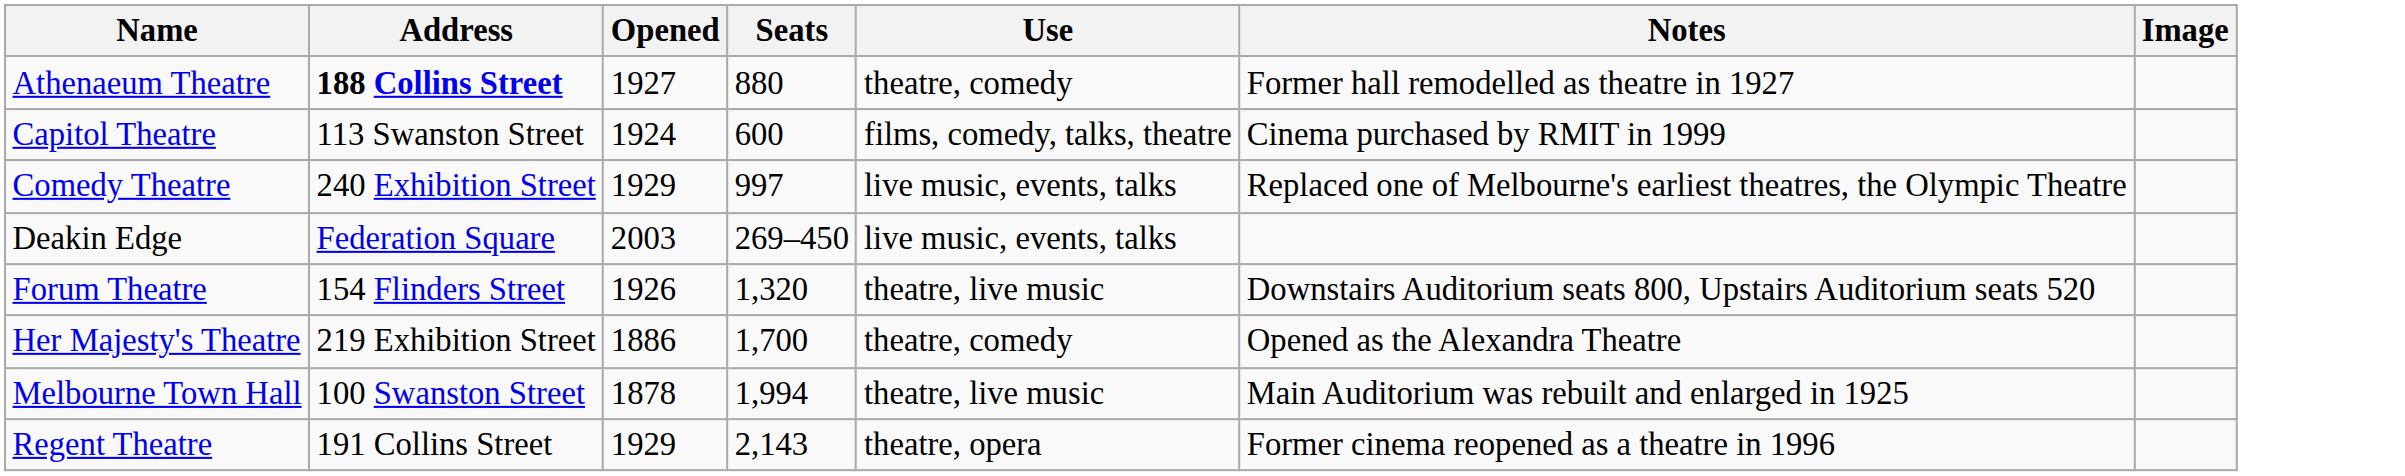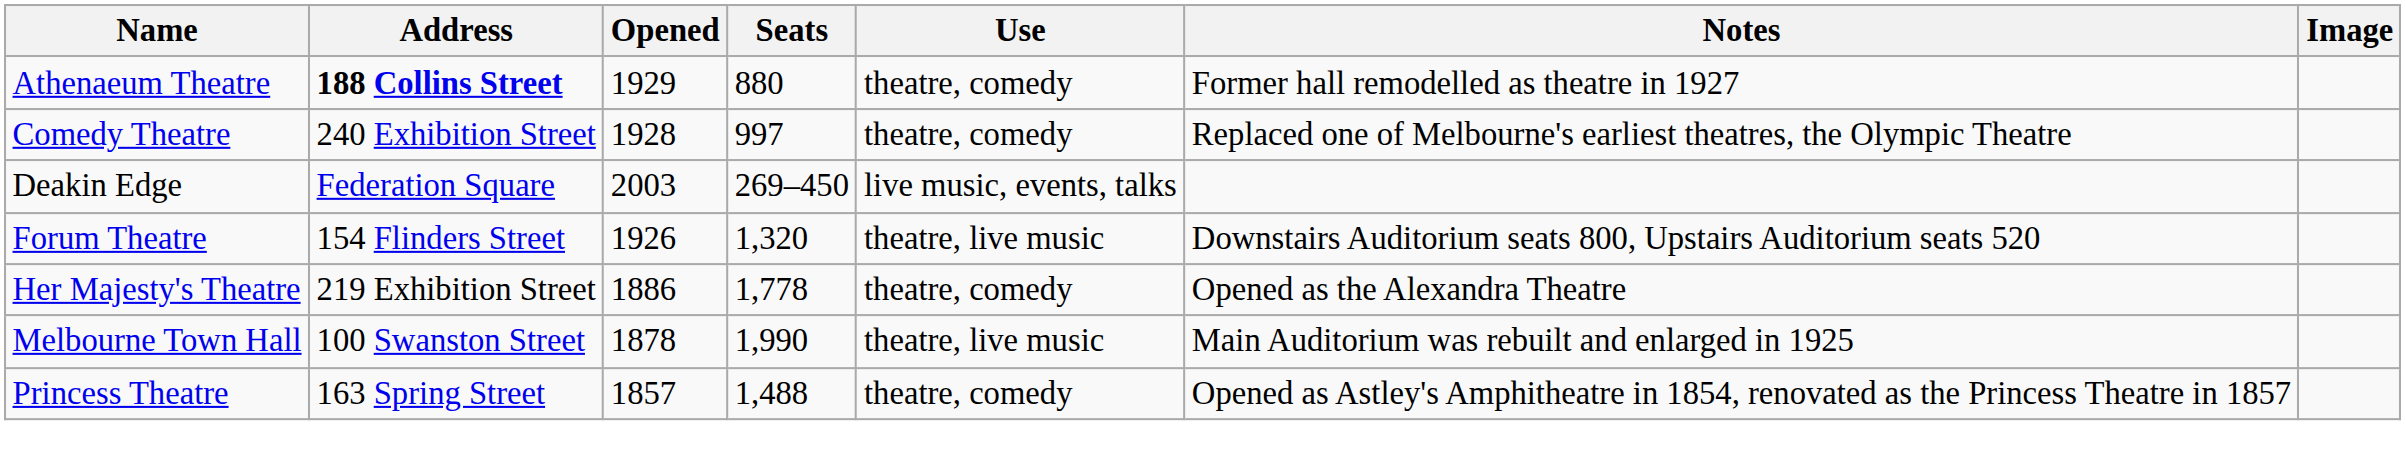(644, 82) 1927 -> (644, 82) 1929
- row: (114, 133)
(644, 185) 1929 -> (644, 133) 1928
(1020, 185) live music, events, talks -> (968, 133) theatre, comedy
(771, 340) 1,700 -> (771, 289) 1,778
(771, 392) 1,994 -> (771, 340) 1,990
+ row: (121, 392)
- row: (112, 444)
